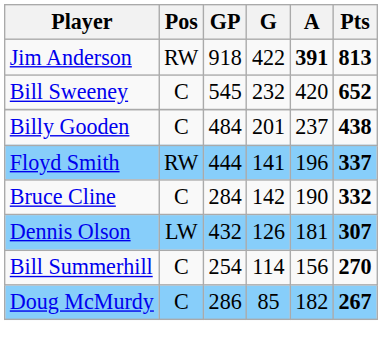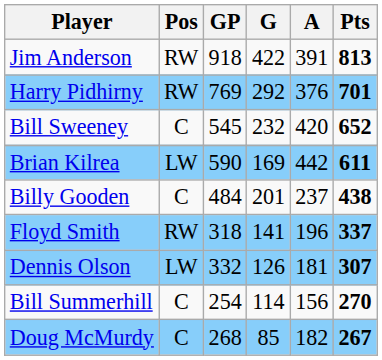(312, 57) bold -> (312, 57) normal
+ row: (76, 92)
+ row: (65, 162)
(225, 162) 444 -> (225, 232) 318
- row: (63, 197)
(225, 232) 432 -> (225, 267) 332
(225, 302) 286 -> (225, 337) 268
